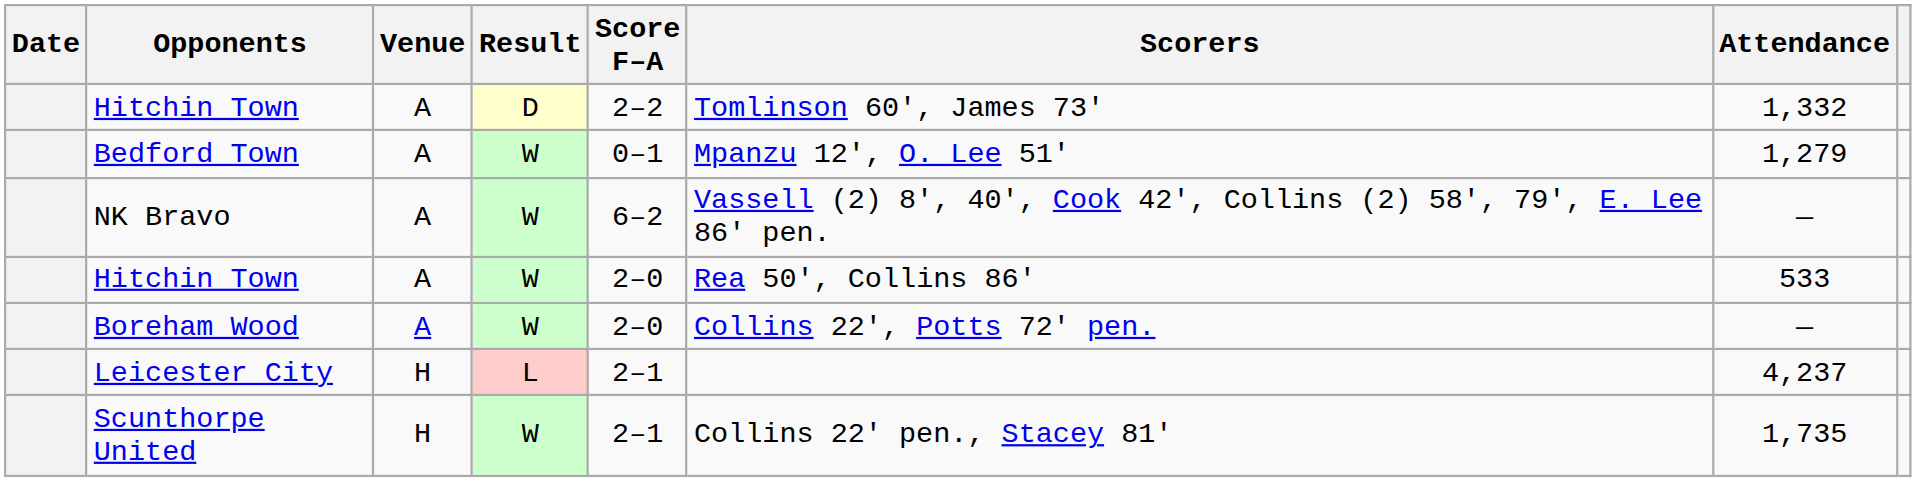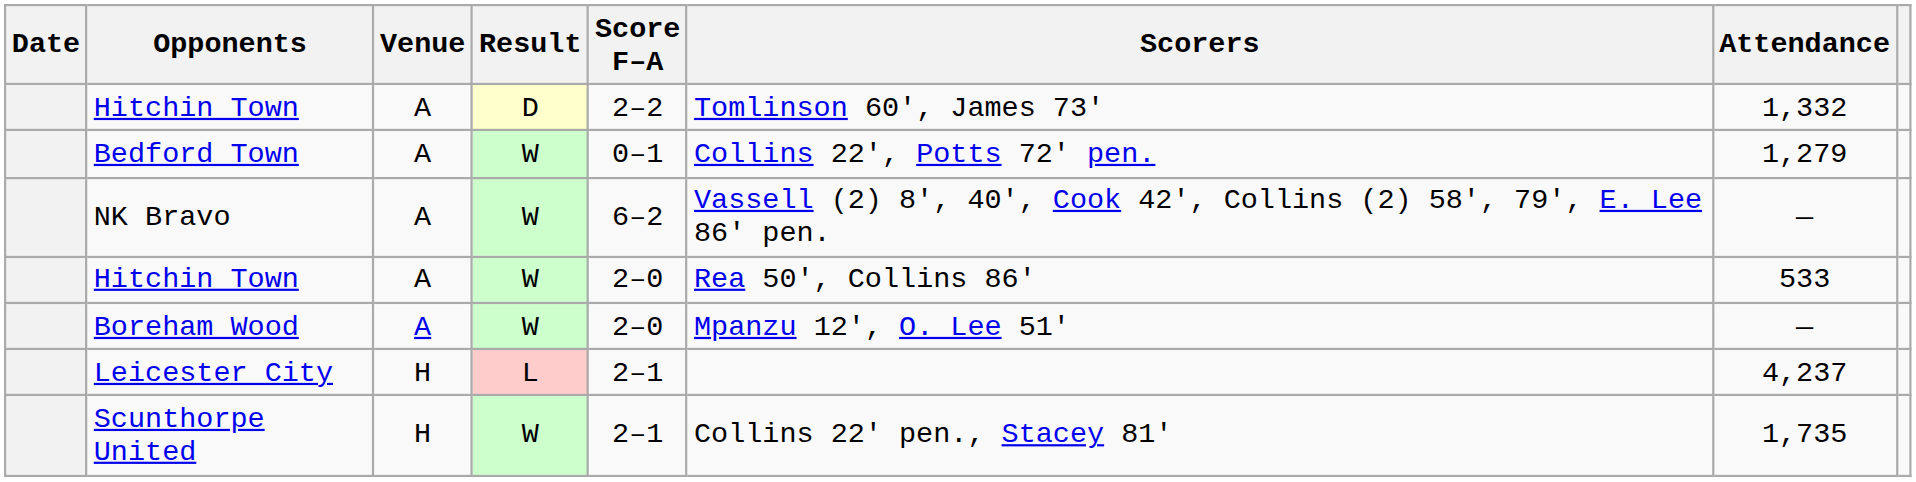(882, 154) Mpanzu 12', O. Lee 51' -> (925, 154) Collins 22', Potts 72' pen.
(925, 326) Collins 22', Potts 72' pen. -> (882, 326) Mpanzu 12', O. Lee 51'
